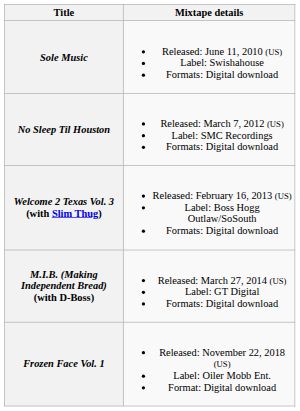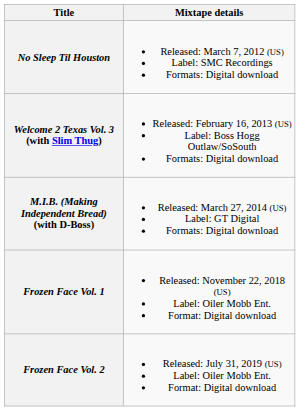- row: (64, 57)
+ row: (64, 370)
